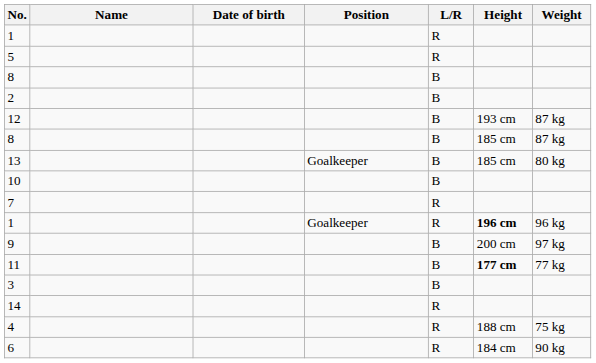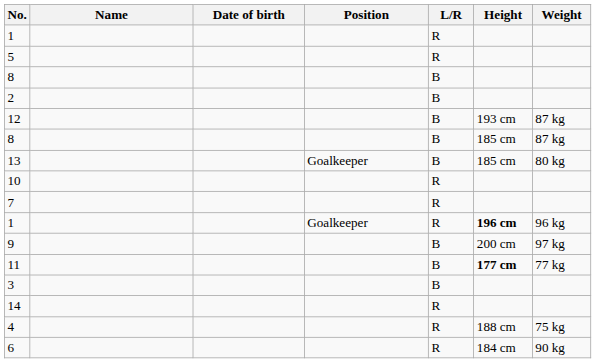(436, 181) B -> (436, 181) R
